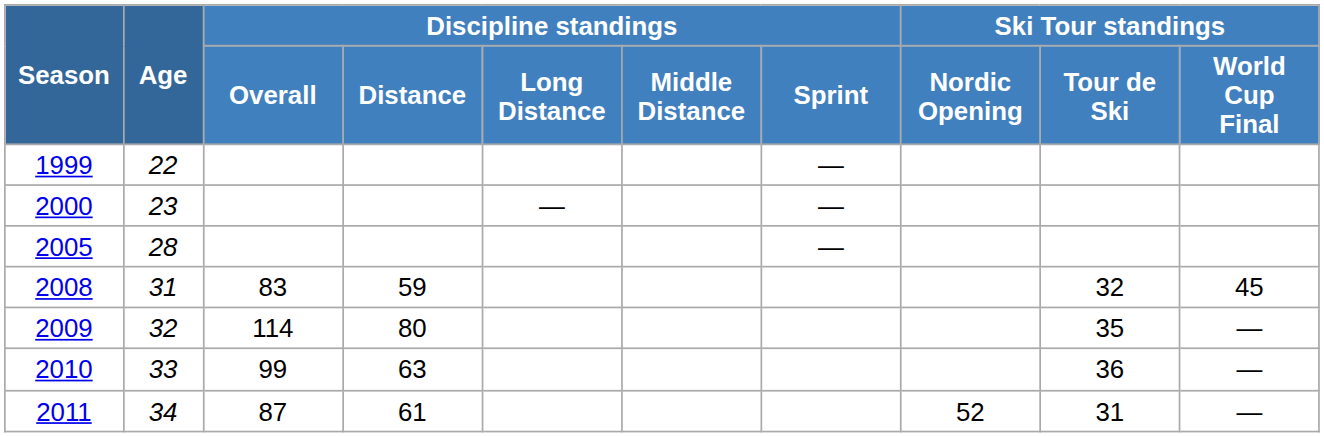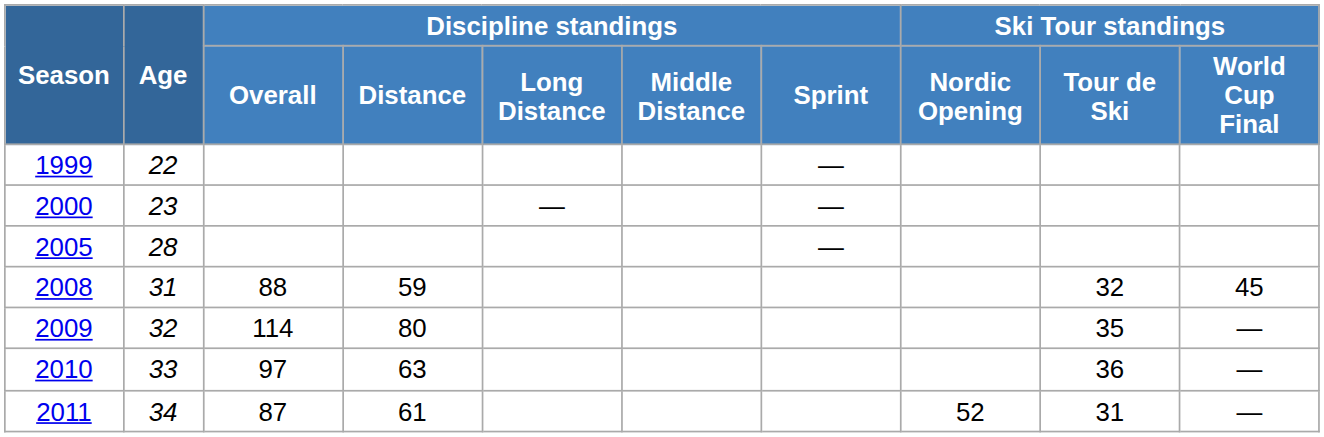(273, 288) 83 -> (273, 288) 88
(273, 370) 99 -> (273, 370) 97
